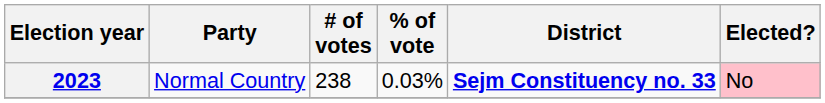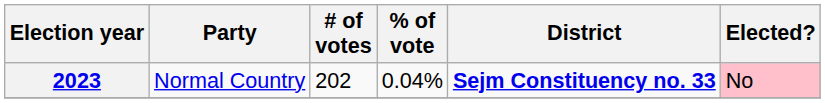(333, 80) 238 -> (333, 80) 202
(412, 80) 0.03% -> (412, 80) 0.04%
